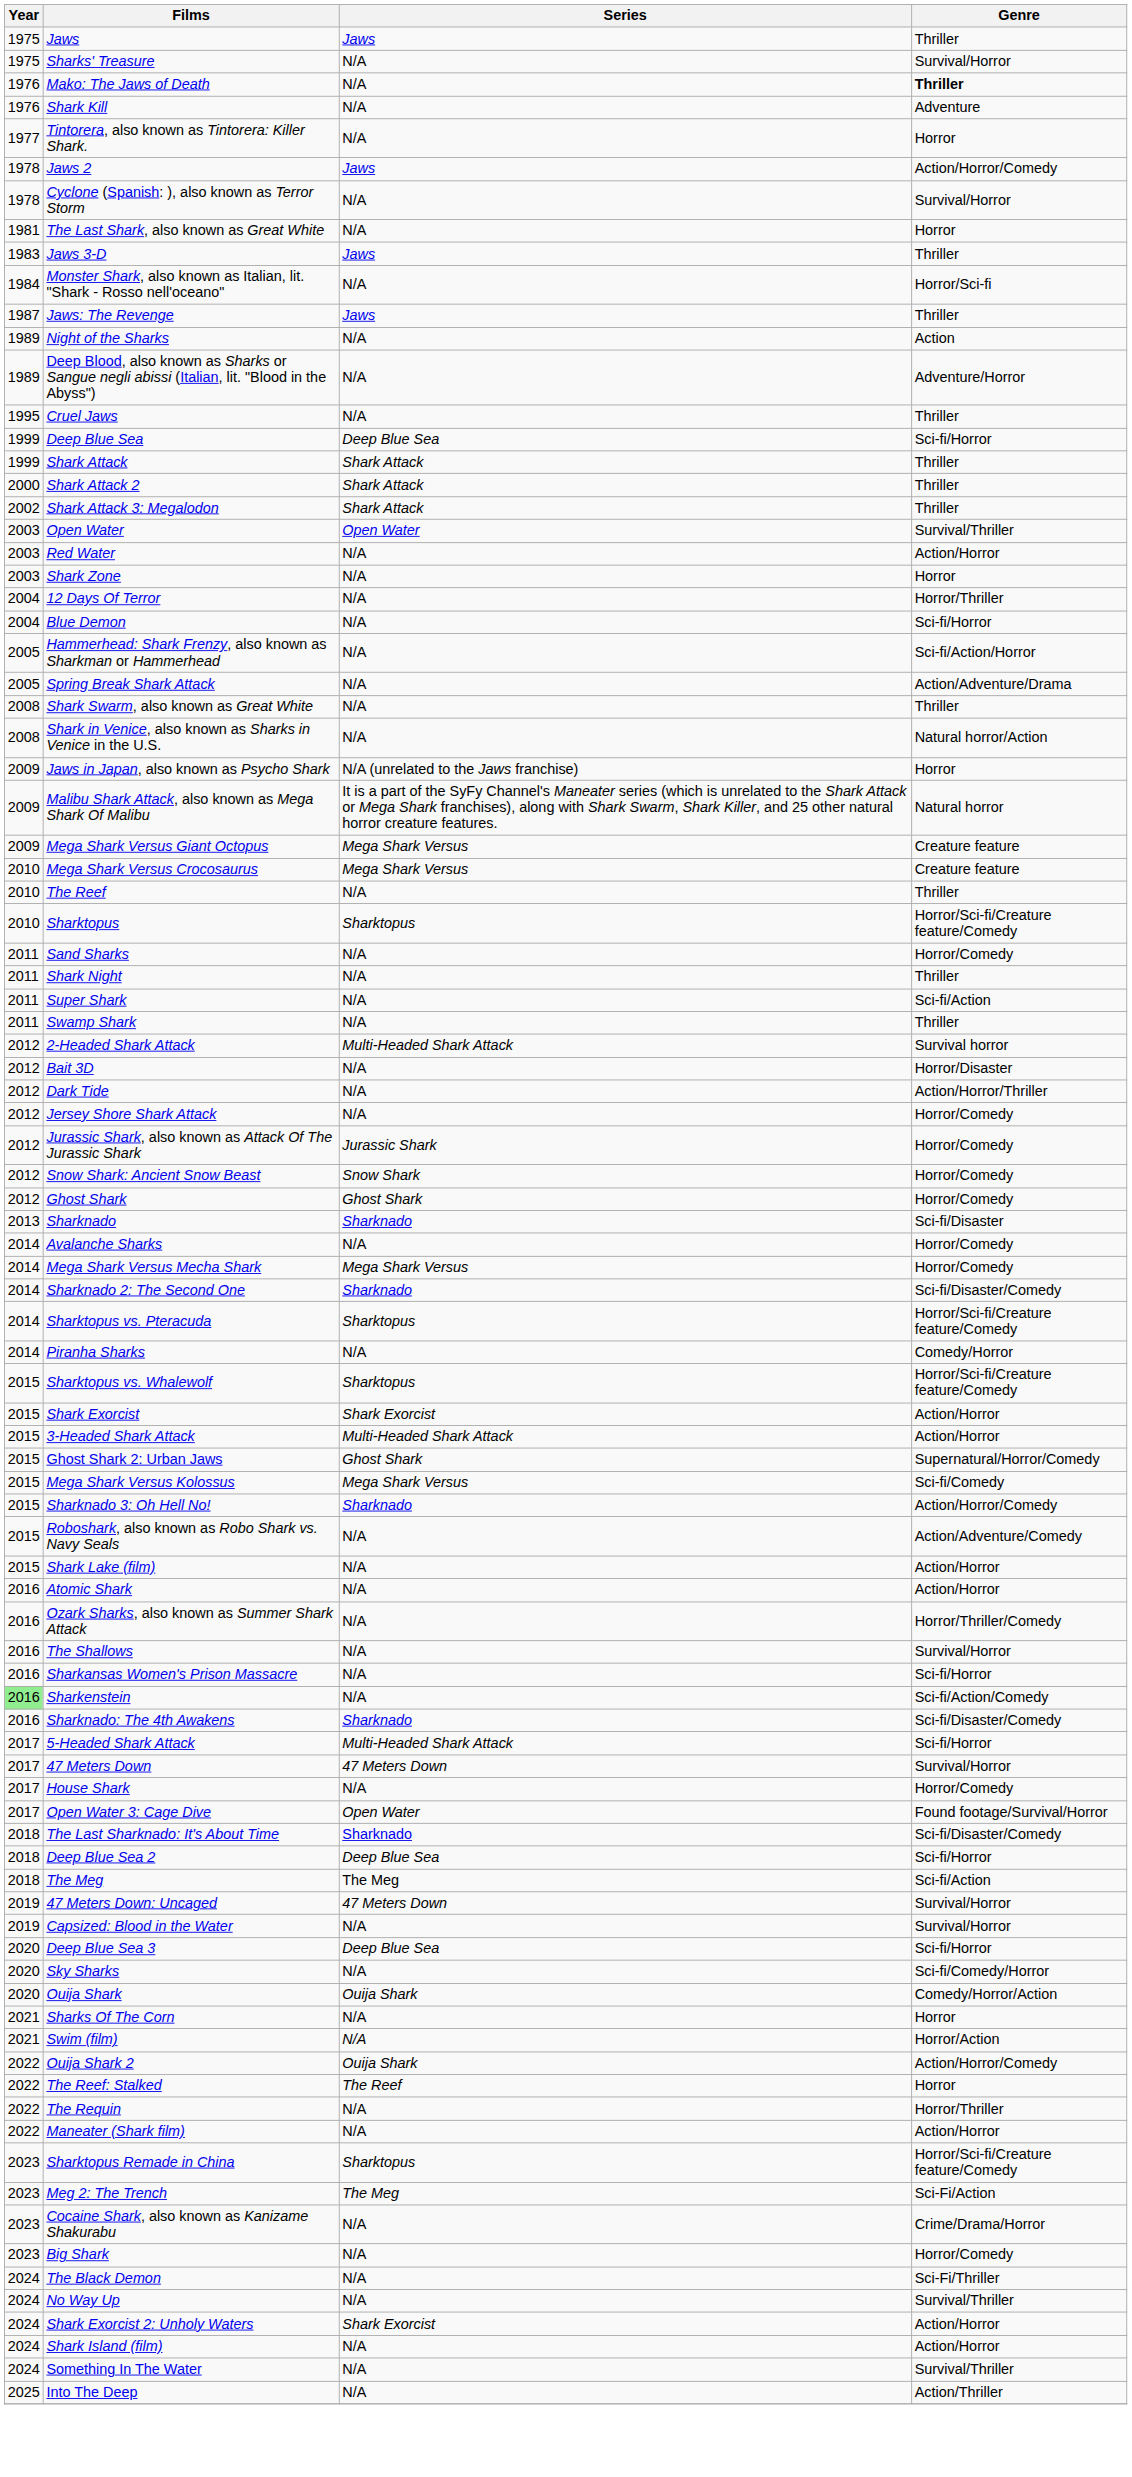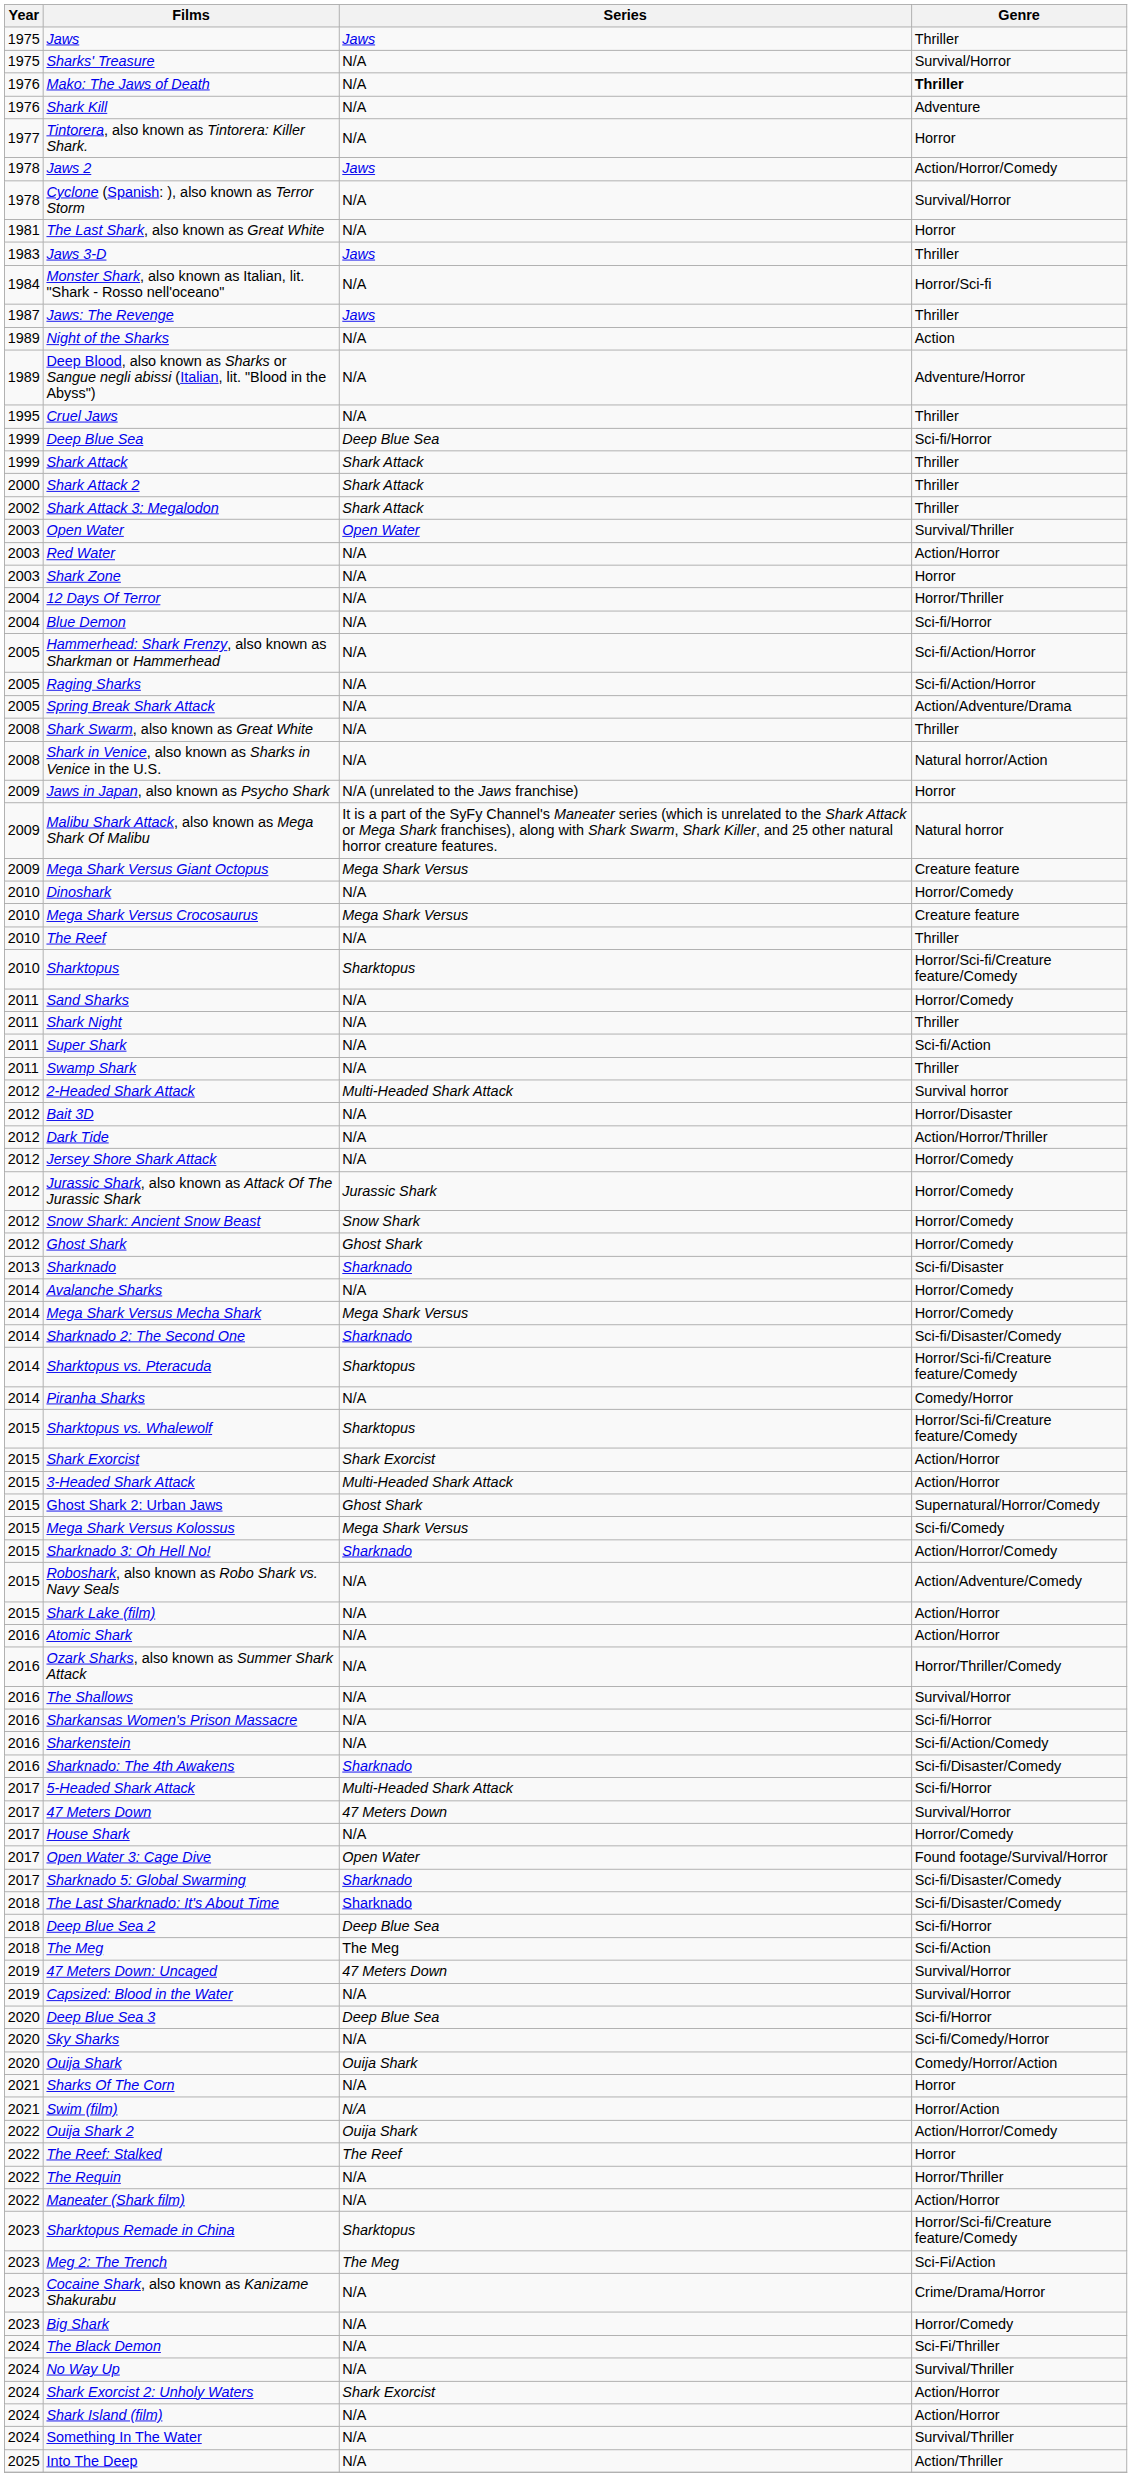+ row: (94, 684)
+ row: (79, 892)
(24, 1697) lightgreen background -> (24, 1743) no background
+ row: (146, 1880)
